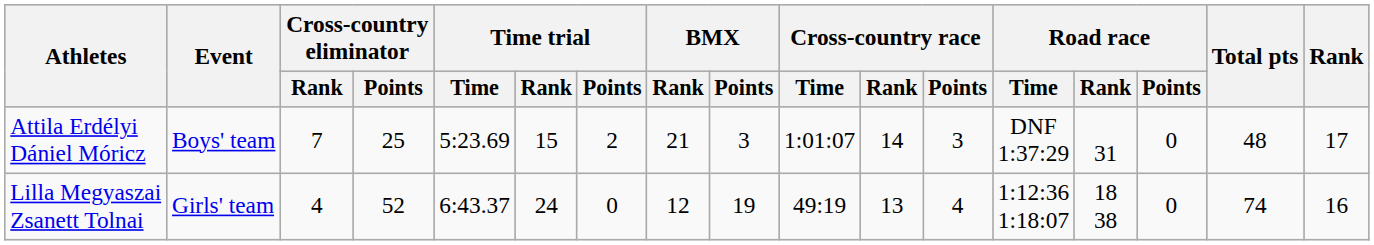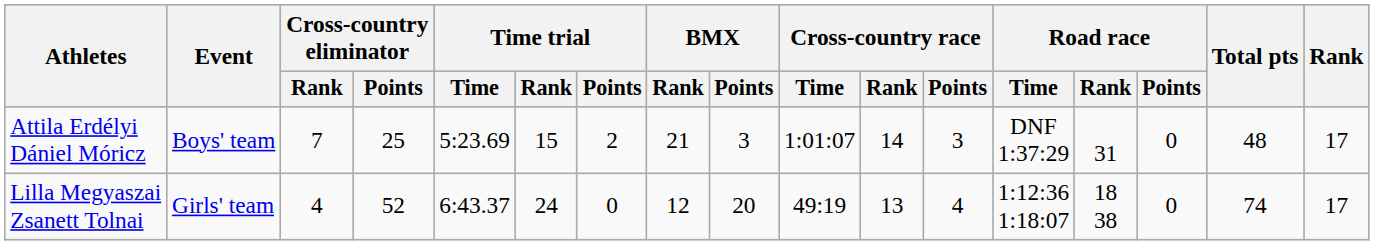(744, 206) 19 -> (744, 206) 20
(1336, 206) 16 -> (1336, 206) 17
